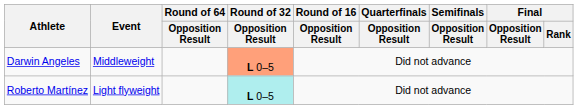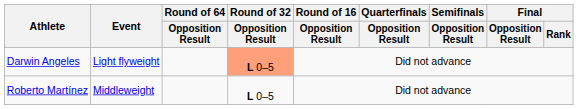(124, 62) Middleweight -> (126, 62) Light flyweight
(126, 90) Light flyweight -> (124, 90) Middleweight
(260, 96) paleturquoise background -> (260, 96) no background
